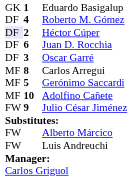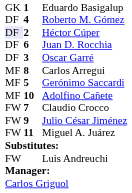+ row: (76, 108)
+ row: (79, 133)
- row: (77, 133)
